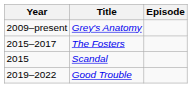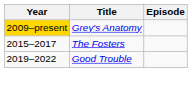(37, 28) no background -> (37, 28) gold background
- row: (90, 59)
